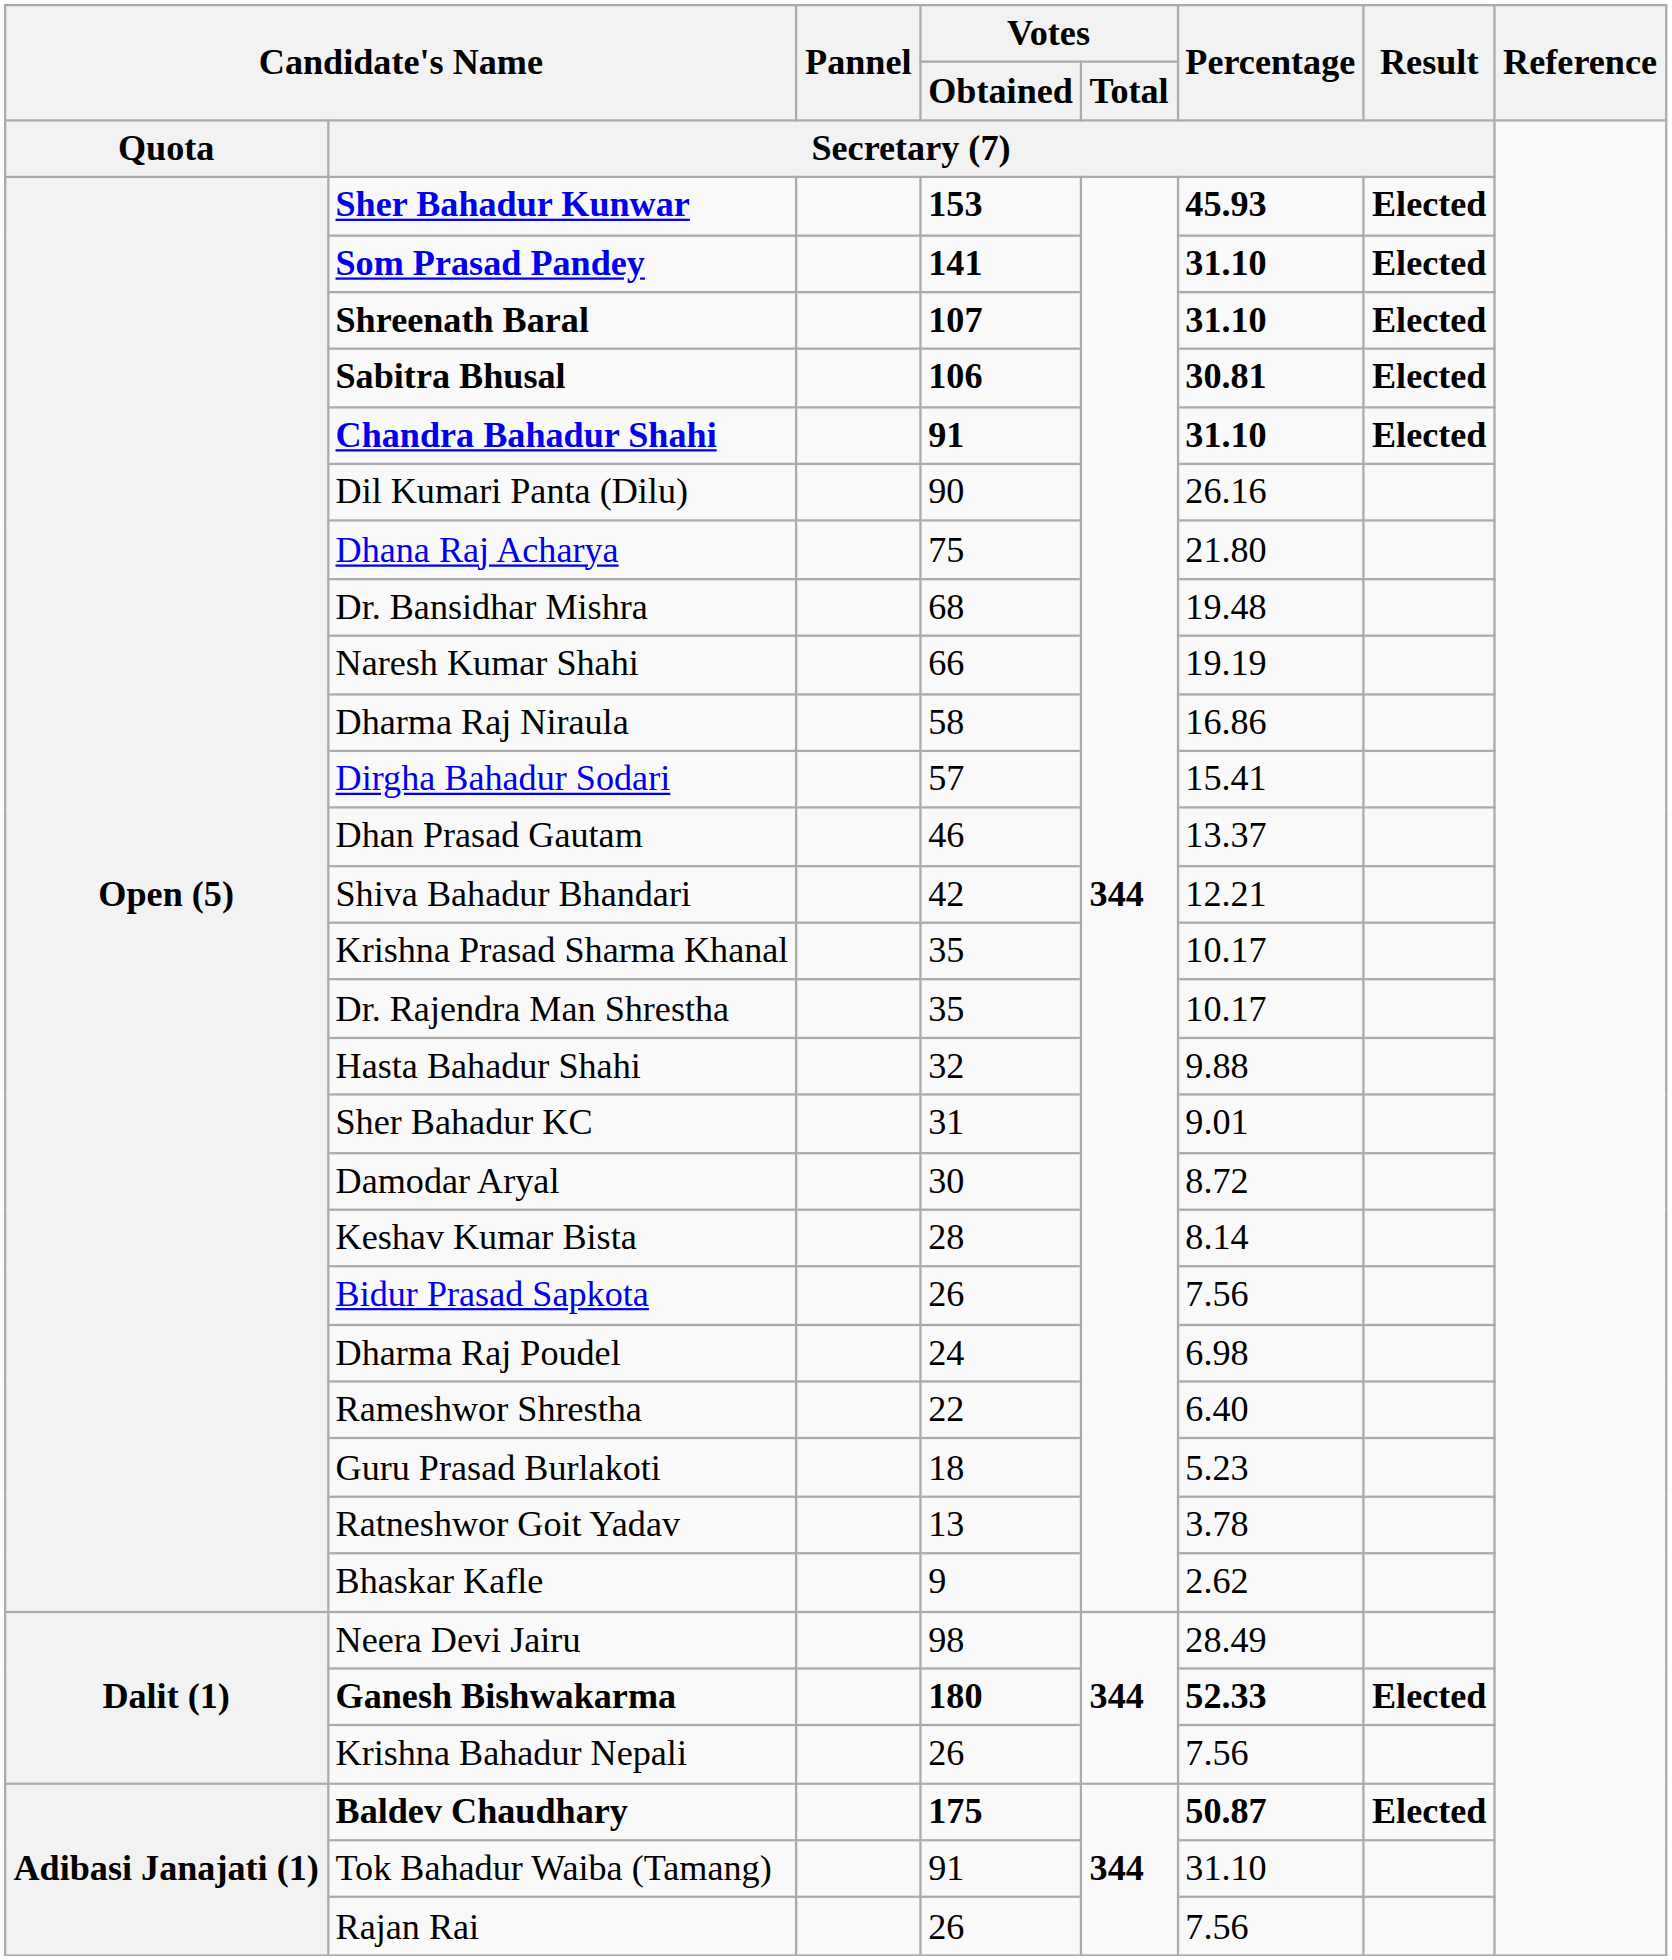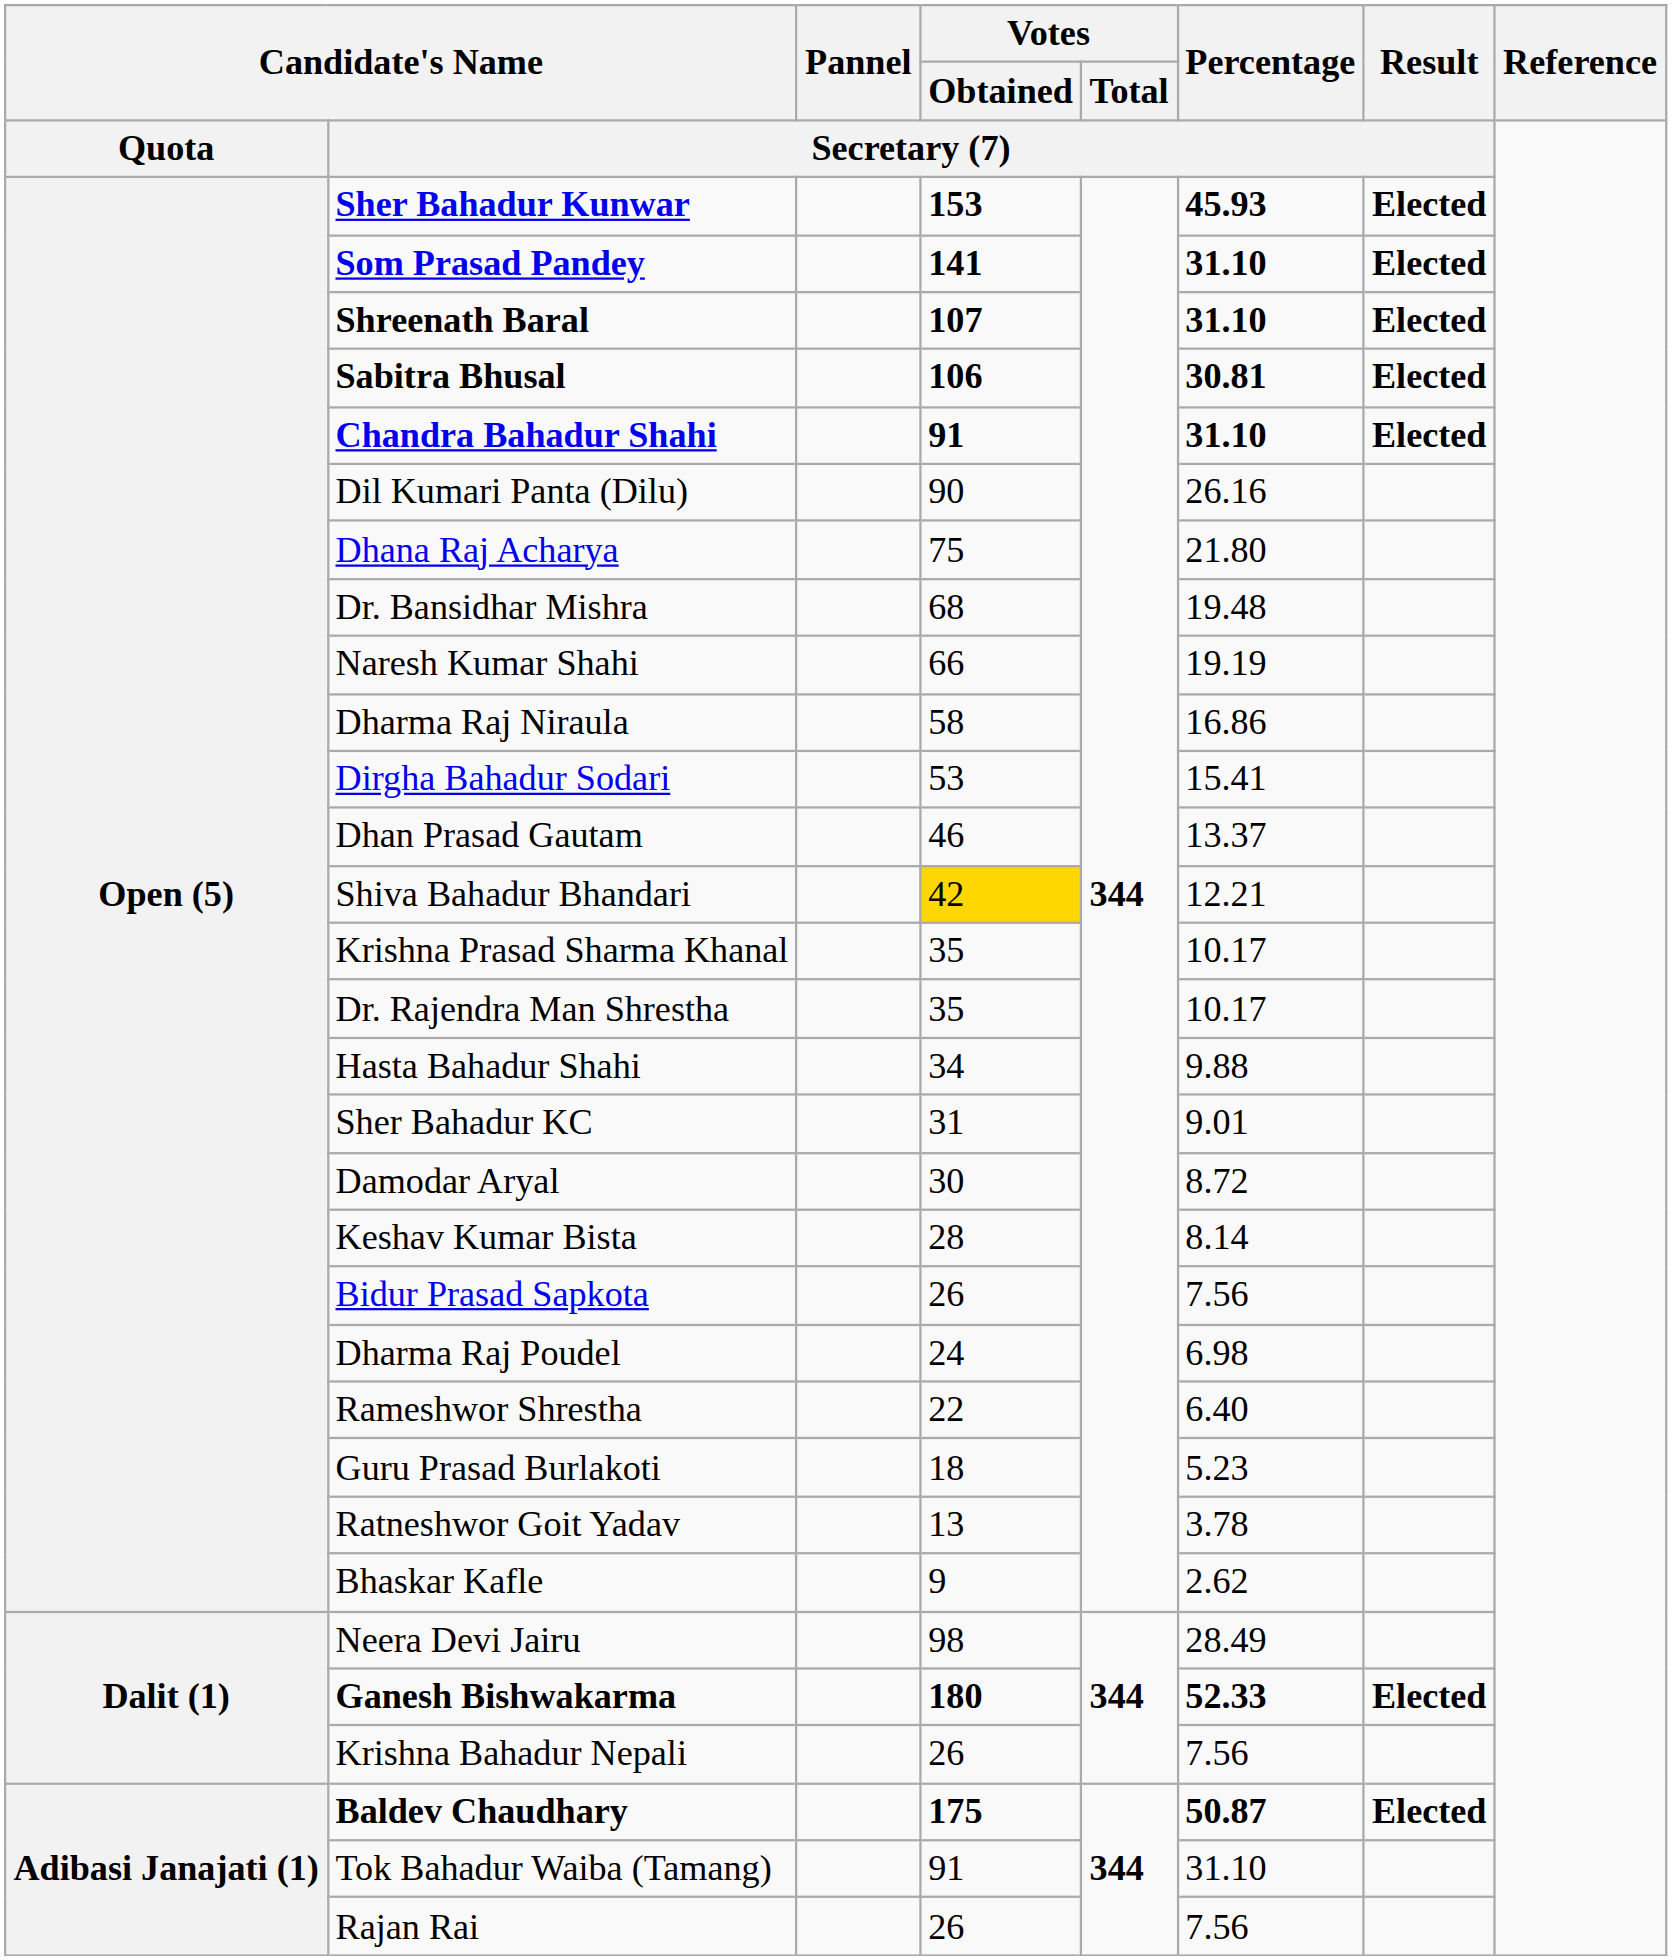(946, 778) 57 -> (946, 778) 53
(946, 893) no background -> (946, 893) gold background
(946, 1065) 32 -> (946, 1065) 34
